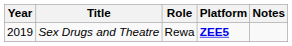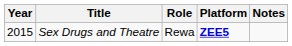(20, 32) 2019 -> (20, 32) 2015
